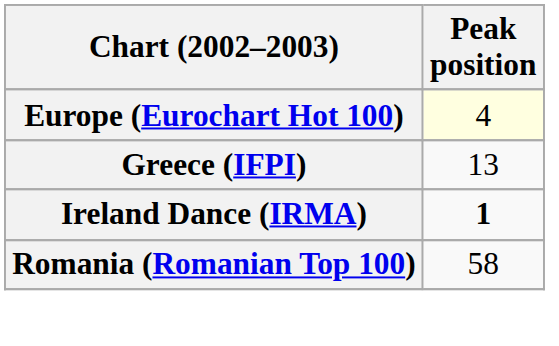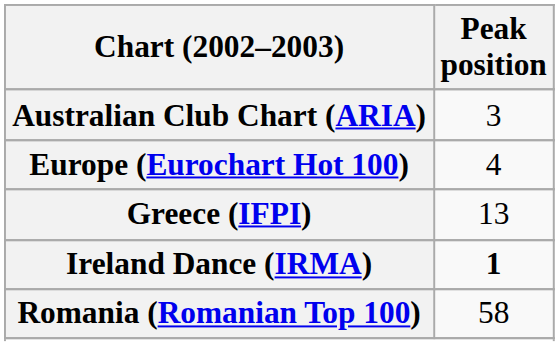+ row: (219, 114)
(483, 114) lightyellow background -> (494, 164) no background
